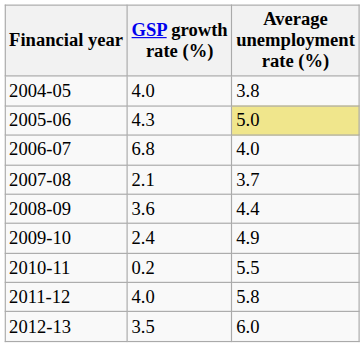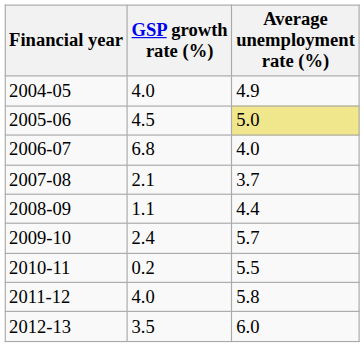(248, 90) 3.8 -> (248, 90) 4.9
(143, 120) 4.3 -> (143, 120) 4.5
(143, 208) 3.6 -> (143, 208) 1.1
(248, 238) 4.9 -> (248, 238) 5.7
